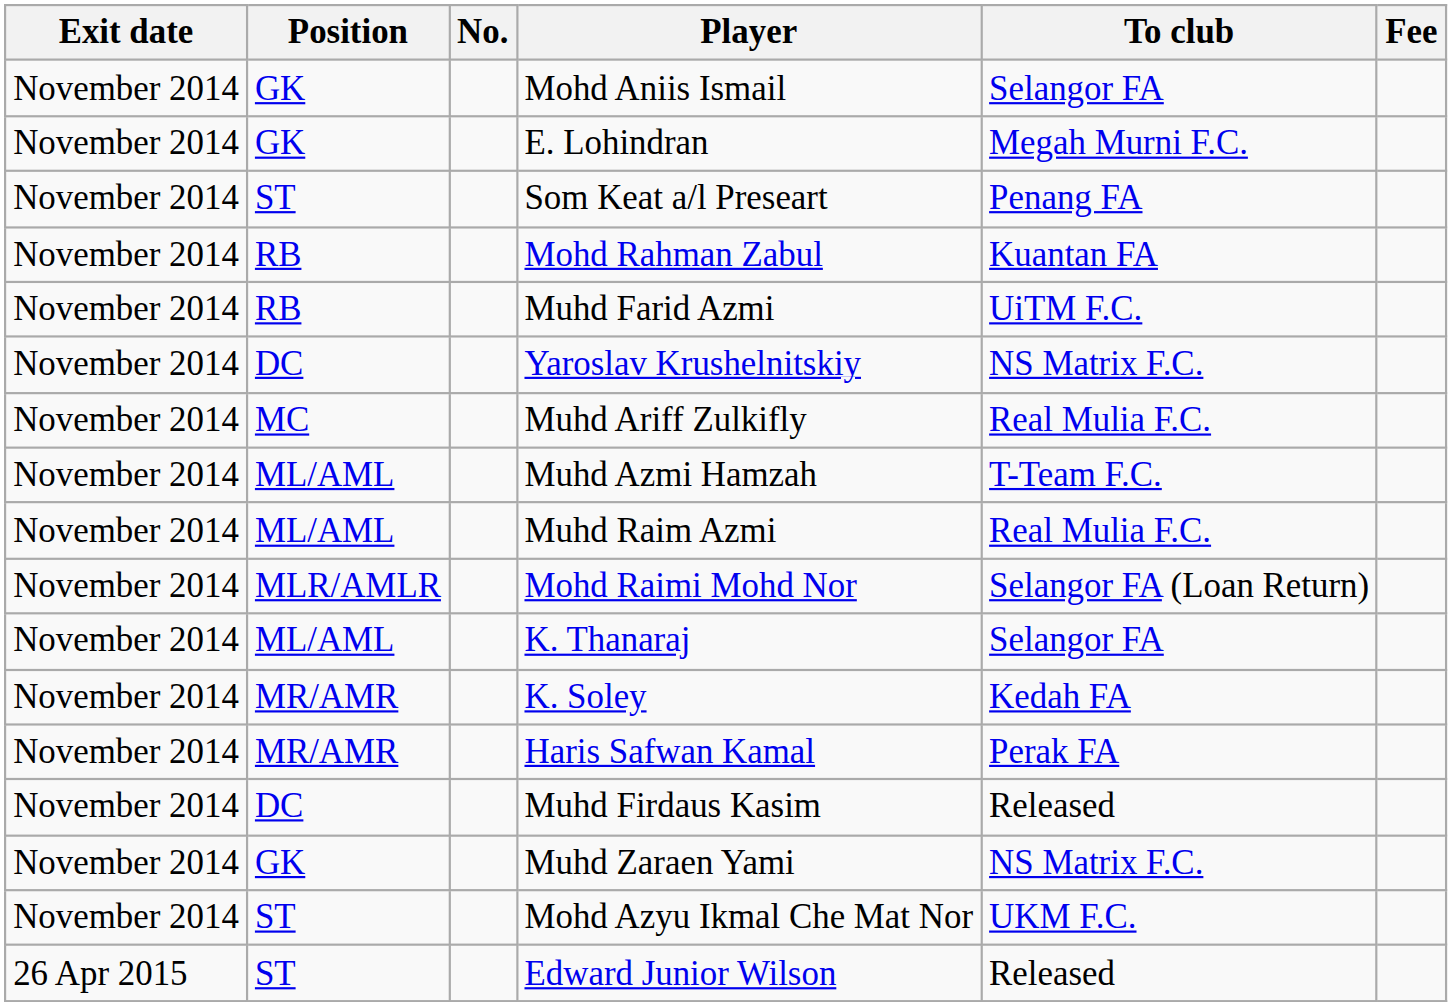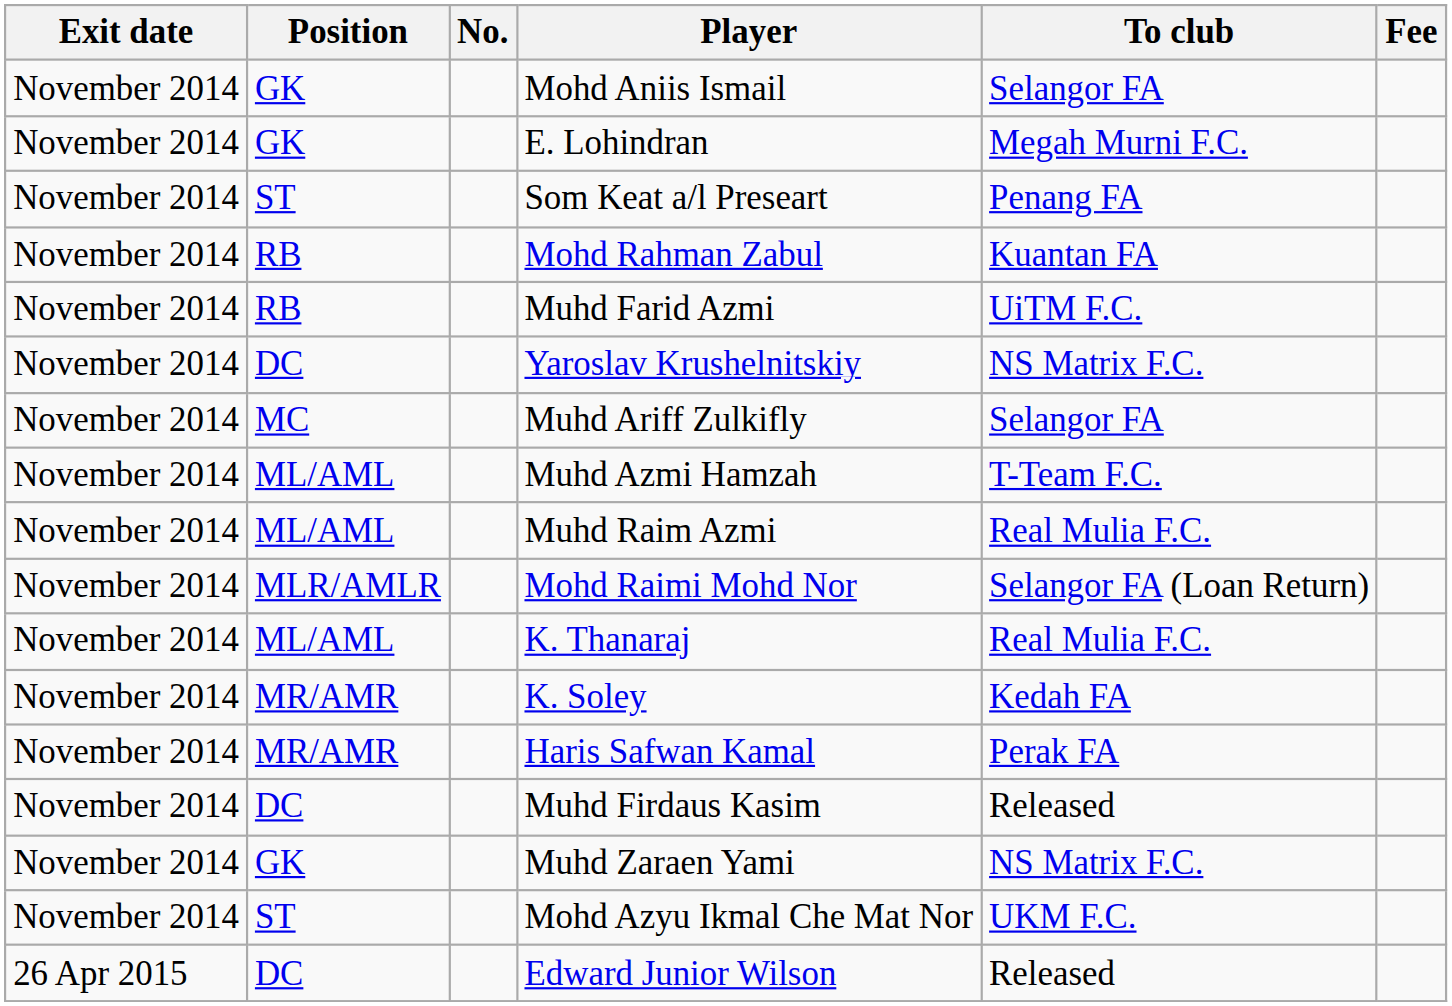(1100, 419) Real Mulia F.C. -> (1076, 419) Selangor FA
(1076, 640) Selangor FA -> (1100, 640) Real Mulia F.C.
(275, 972) ST -> (279, 972) DC
